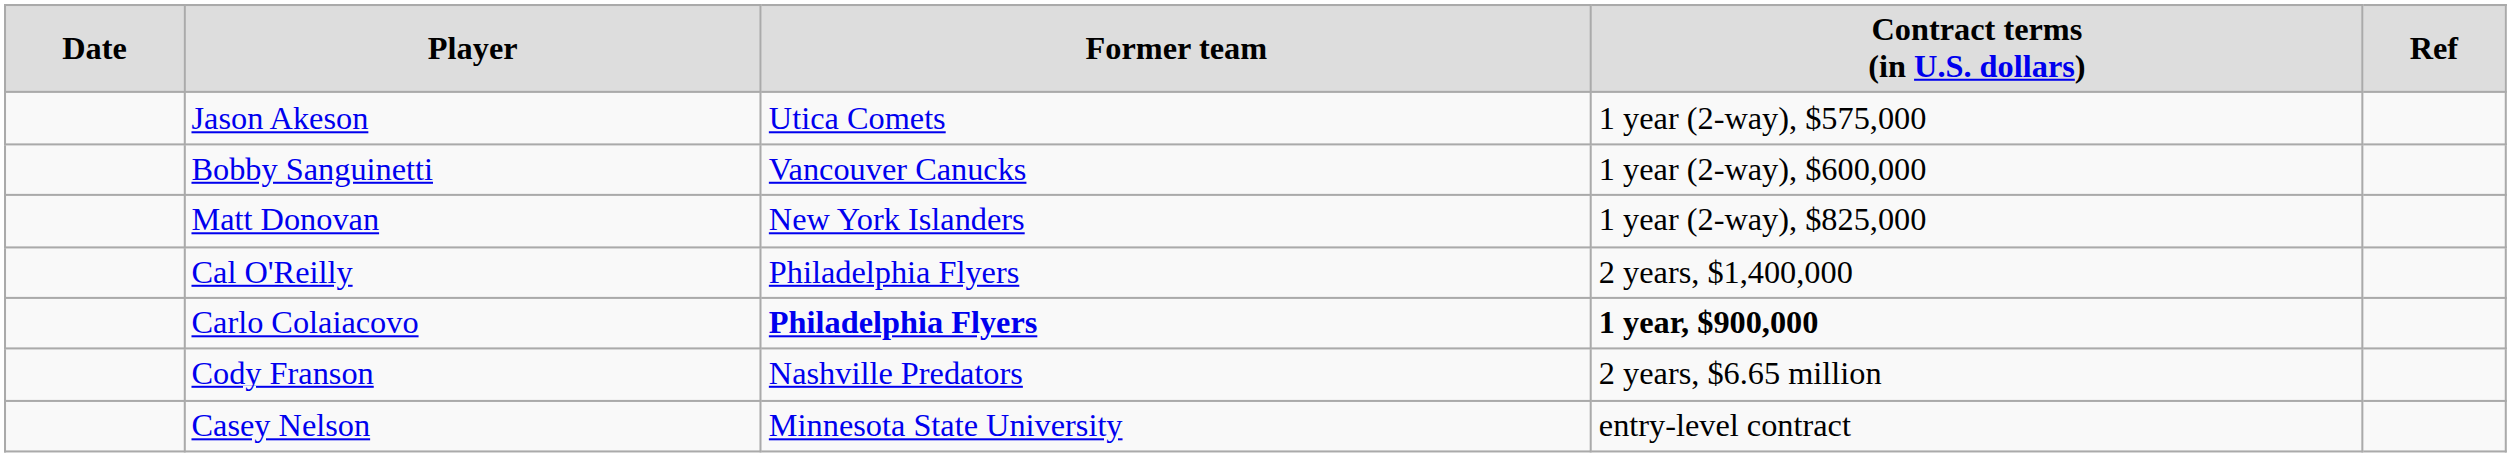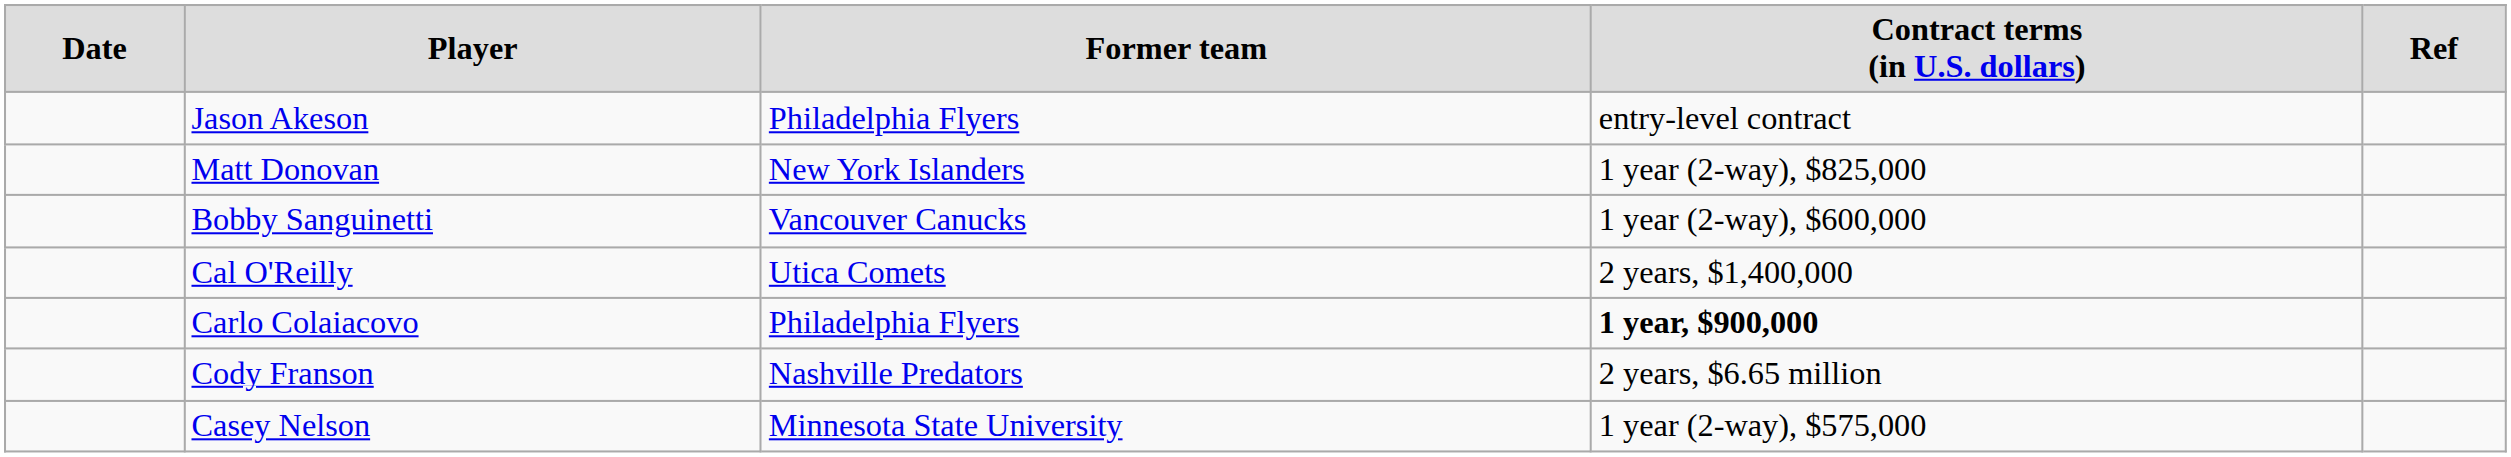(857, 117) Utica Comets -> (894, 117) Philadelphia Flyers
(1763, 117) 1 year (2-way), $575,000 -> (1725, 117) entry-level contract
rows swapped: (285, 220) <-> (312, 169)
(894, 271) Philadelphia Flyers -> (857, 271) Utica Comets
(903, 322) bold -> (894, 322) normal
(1725, 425) entry-level contract -> (1763, 425) 1 year (2-way), $575,000
